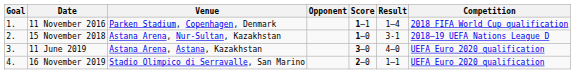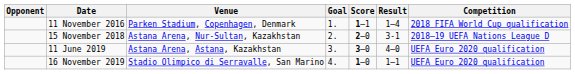columns swapped: (16, 11) <-> (328, 11)
(363, 37) 1–0 -> (363, 37) 2–0
(363, 62) 2–0 -> (363, 62) 1–0
